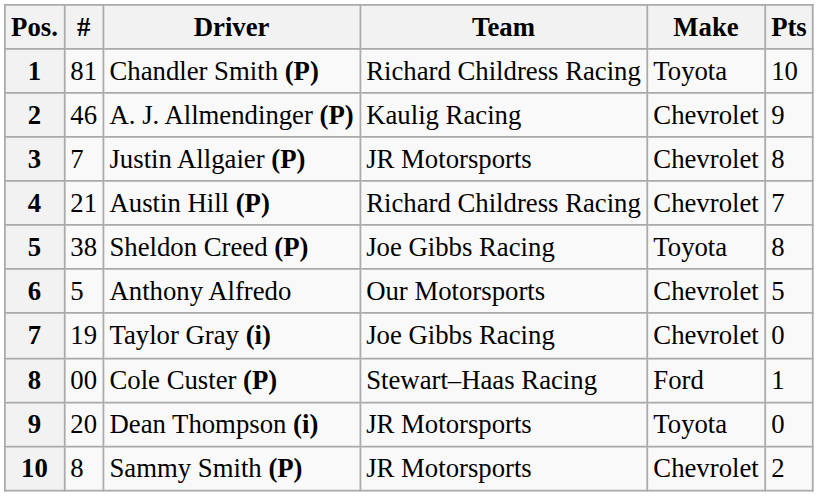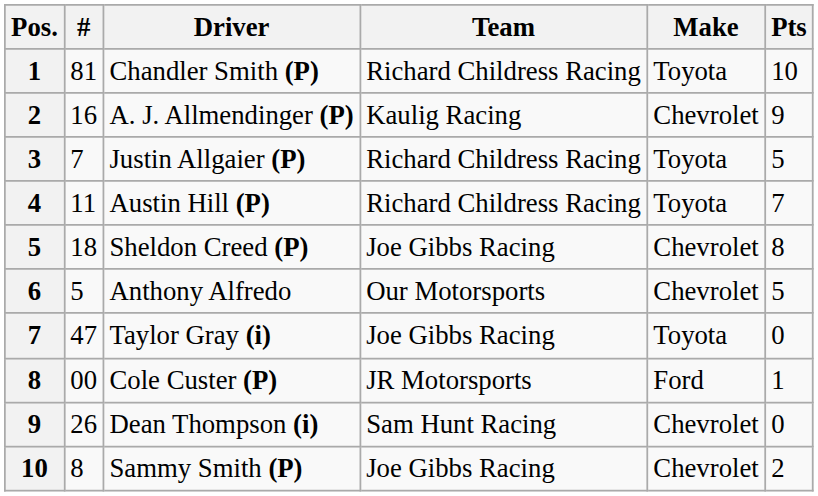(84, 114) 46 -> (84, 114) 16
(449, 159) JR Motorsports -> (504, 159) Richard Childress Racing
(706, 159) Chevrolet -> (690, 159) Toyota
(778, 159) 8 -> (778, 159) 5
(84, 203) 21 -> (83, 203) 11
(706, 203) Chevrolet -> (690, 203) Toyota
(84, 247) 38 -> (84, 247) 18
(690, 247) Toyota -> (706, 247) Chevrolet
(84, 335) 19 -> (84, 335) 47
(706, 335) Chevrolet -> (690, 335) Toyota
(482, 379) Stewart–Haas Racing -> (449, 379) JR Motorsports
(84, 423) 20 -> (84, 423) 26
(449, 423) JR Motorsports -> (461, 423) Sam Hunt Racing
(690, 423) Toyota -> (706, 423) Chevrolet
(449, 467) JR Motorsports -> (460, 467) Joe Gibbs Racing
